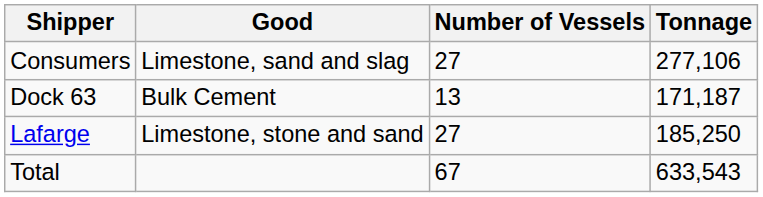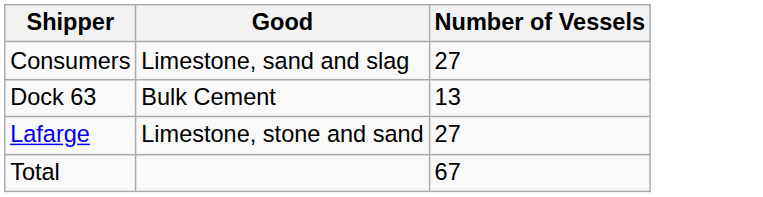- column: (704, 23)
